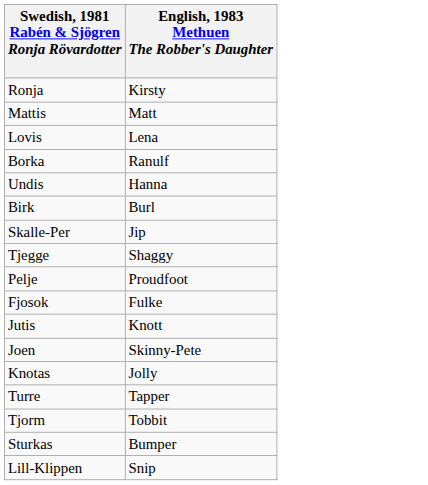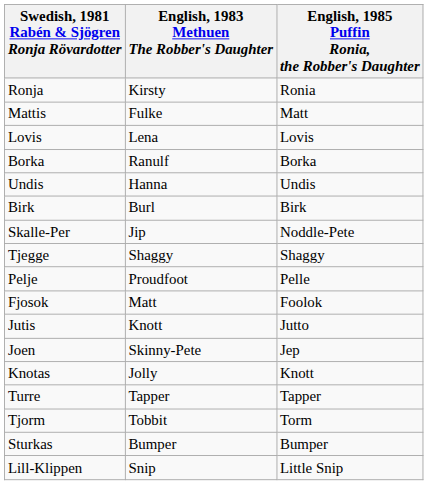+ column: (350, 41)
(142, 113) Matt -> (145, 113) Fulke
(145, 302) Fulke -> (142, 302) Matt
